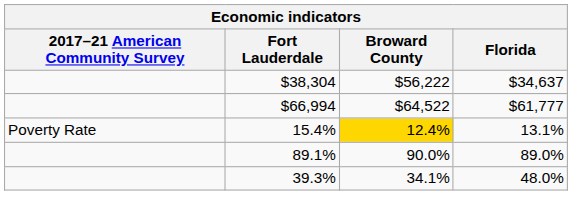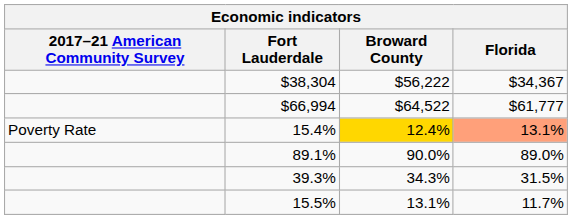(536, 82) $34,637 -> (536, 82) $34,367
(542, 130) no background -> (542, 130) lightsalmon background
(428, 179) 34.1% -> (428, 179) 34.3%
(542, 179) 48.0% -> (542, 179) 31.5%
+ row: (314, 203)
